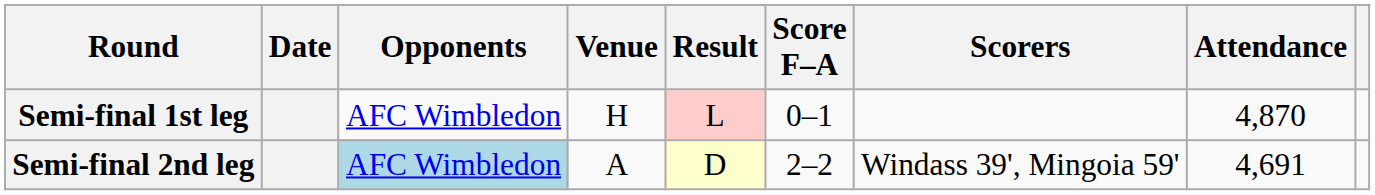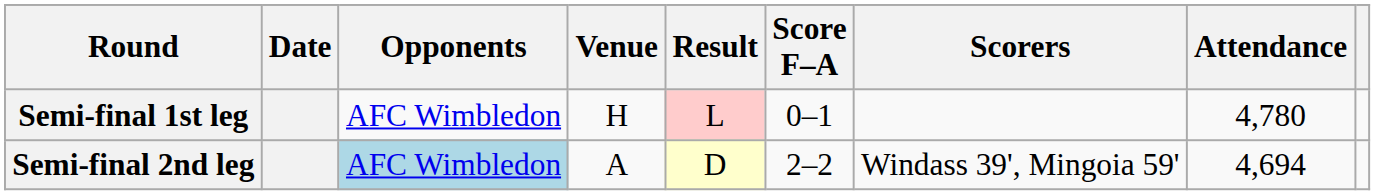(1271, 114) 4,870 -> (1271, 114) 4,780
(1271, 164) 4,691 -> (1271, 164) 4,694
